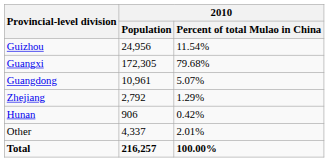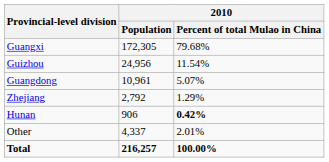rows swapped: (25, 64) <-> (25, 47)
(190, 115) normal -> (191, 115) bold
